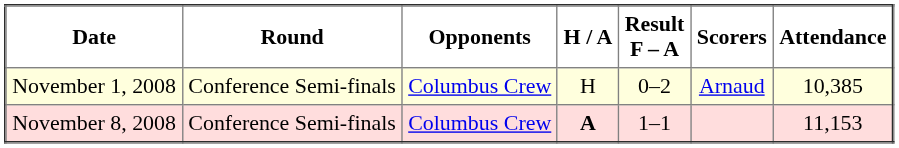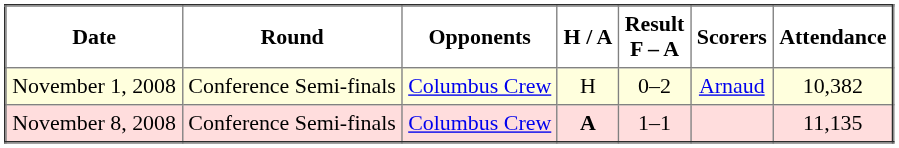(833, 86) 10,385 -> (833, 86) 10,382
(833, 123) 11,153 -> (833, 123) 11,135
